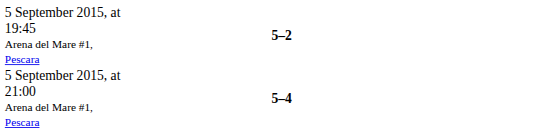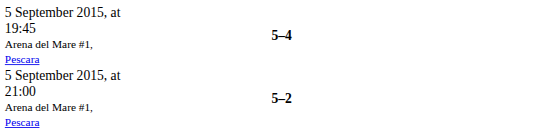(282, 36) 5–2 -> (282, 36) 5–4
(282, 99) 5–4 -> (282, 99) 5–2
